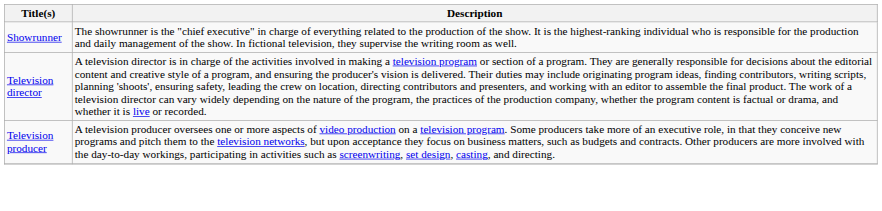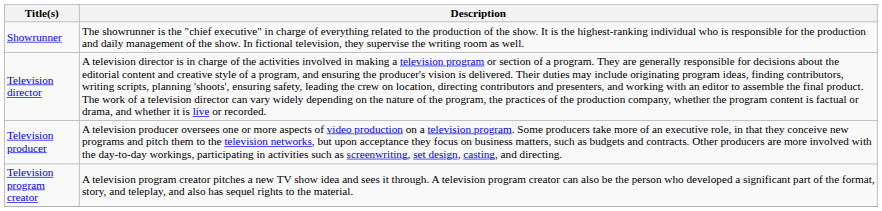+ row: (30, 185)
